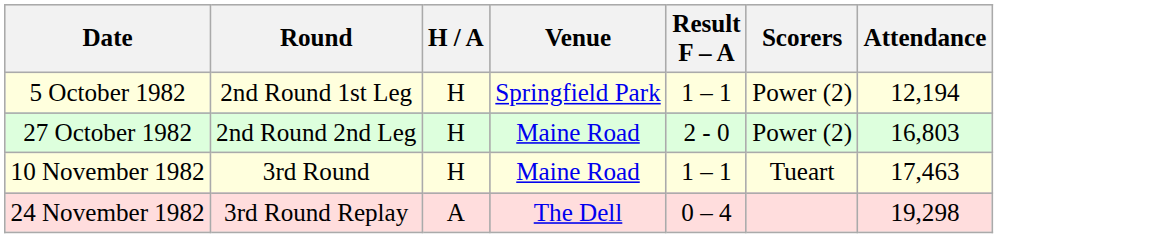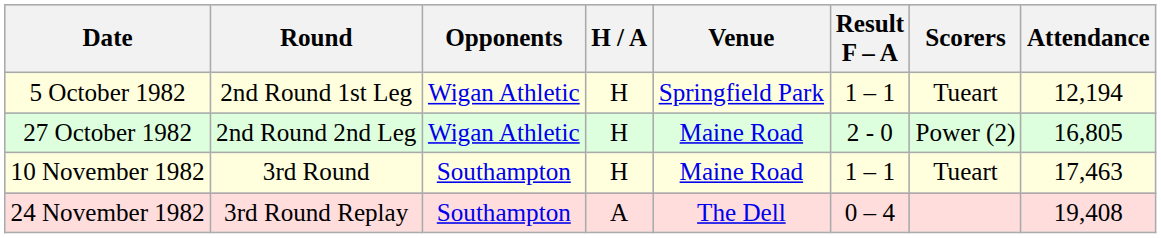+ column: (504, 38)
(802, 92) Power (2) -> (965, 92) Tueart
(925, 132) 16,803 -> (1088, 132) 16,805
(925, 212) 19,298 -> (1088, 212) 19,408
